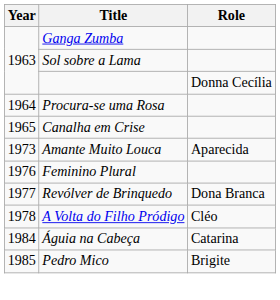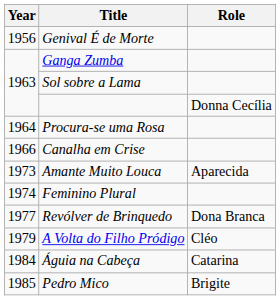+ row: (98, 37)
(22, 127) 1965 -> (22, 149) 1966
(22, 171) 1976 -> (22, 194) 1974
(22, 216) 1978 -> (22, 238) 1979
